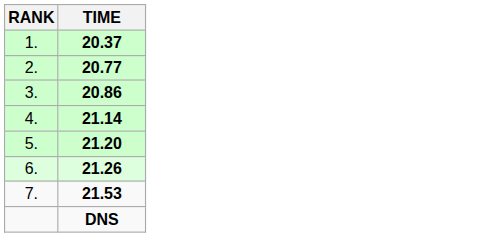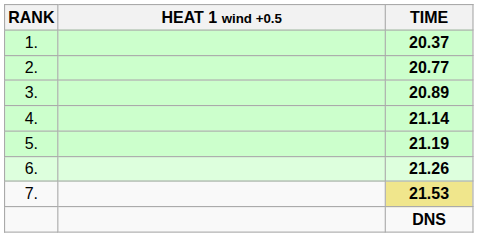+ column: (222, 18)
(102, 93) 20.86 -> (429, 93) 20.89
(102, 144) 21.20 -> (429, 144) 21.19
(102, 194) no background -> (429, 194) khaki background
